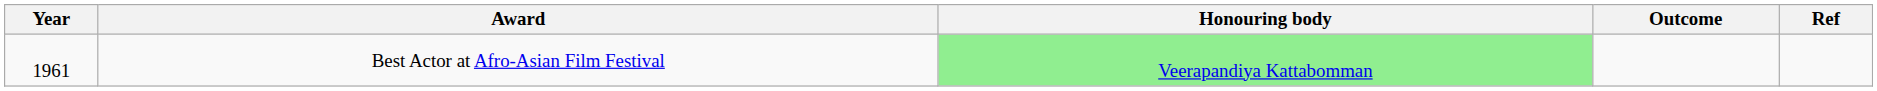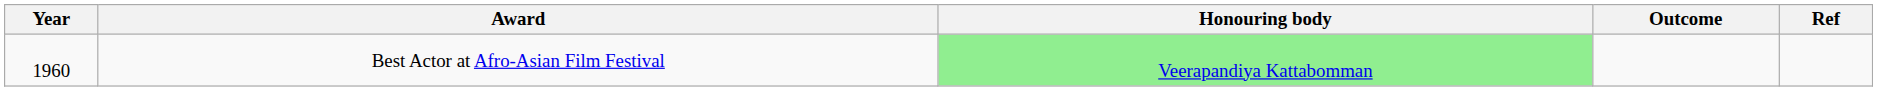(51, 70) 1961 -> (51, 70) 1960
